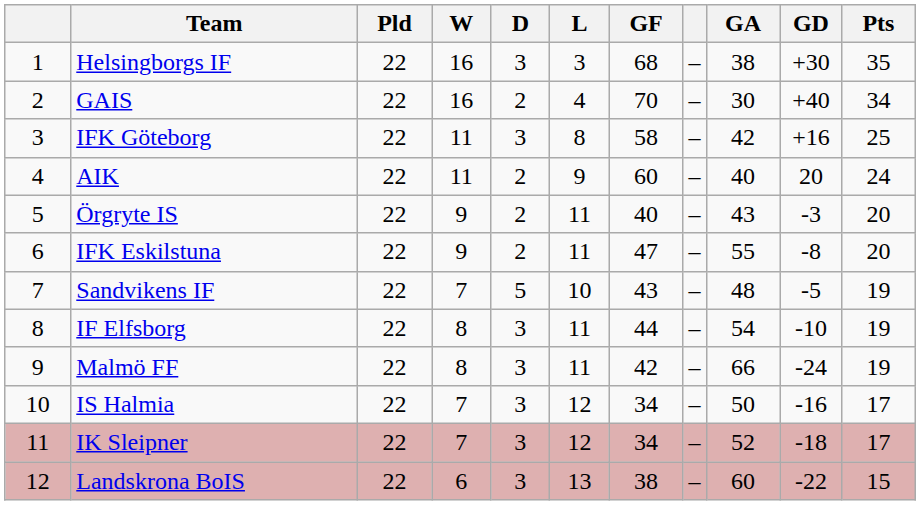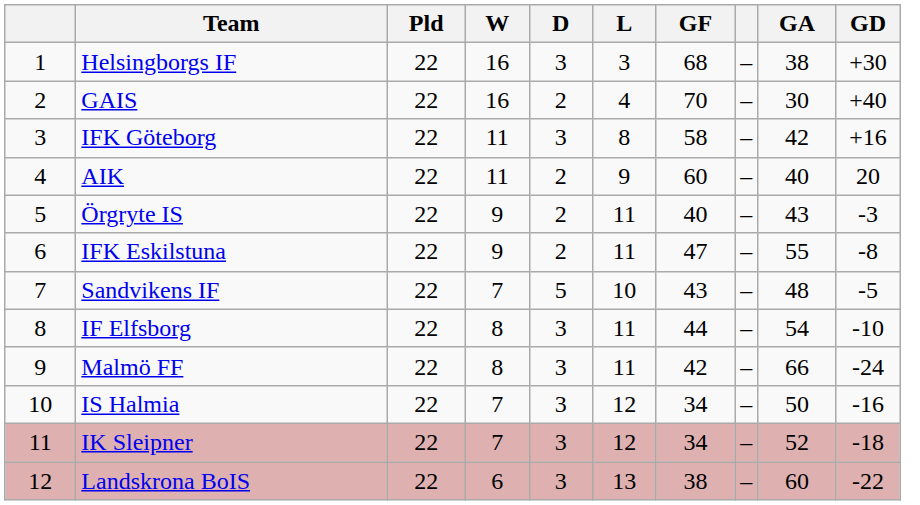- column: (878, 23)
